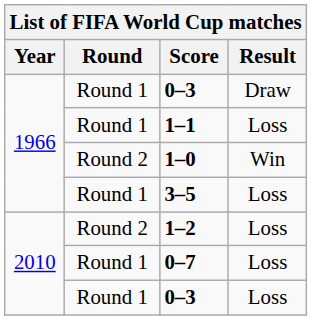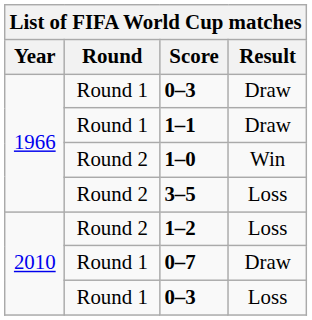(268, 125) Loss -> (268, 125) Draw
(112, 194) Round 1 -> (112, 194) Round 2
(268, 263) Loss -> (268, 263) Draw
